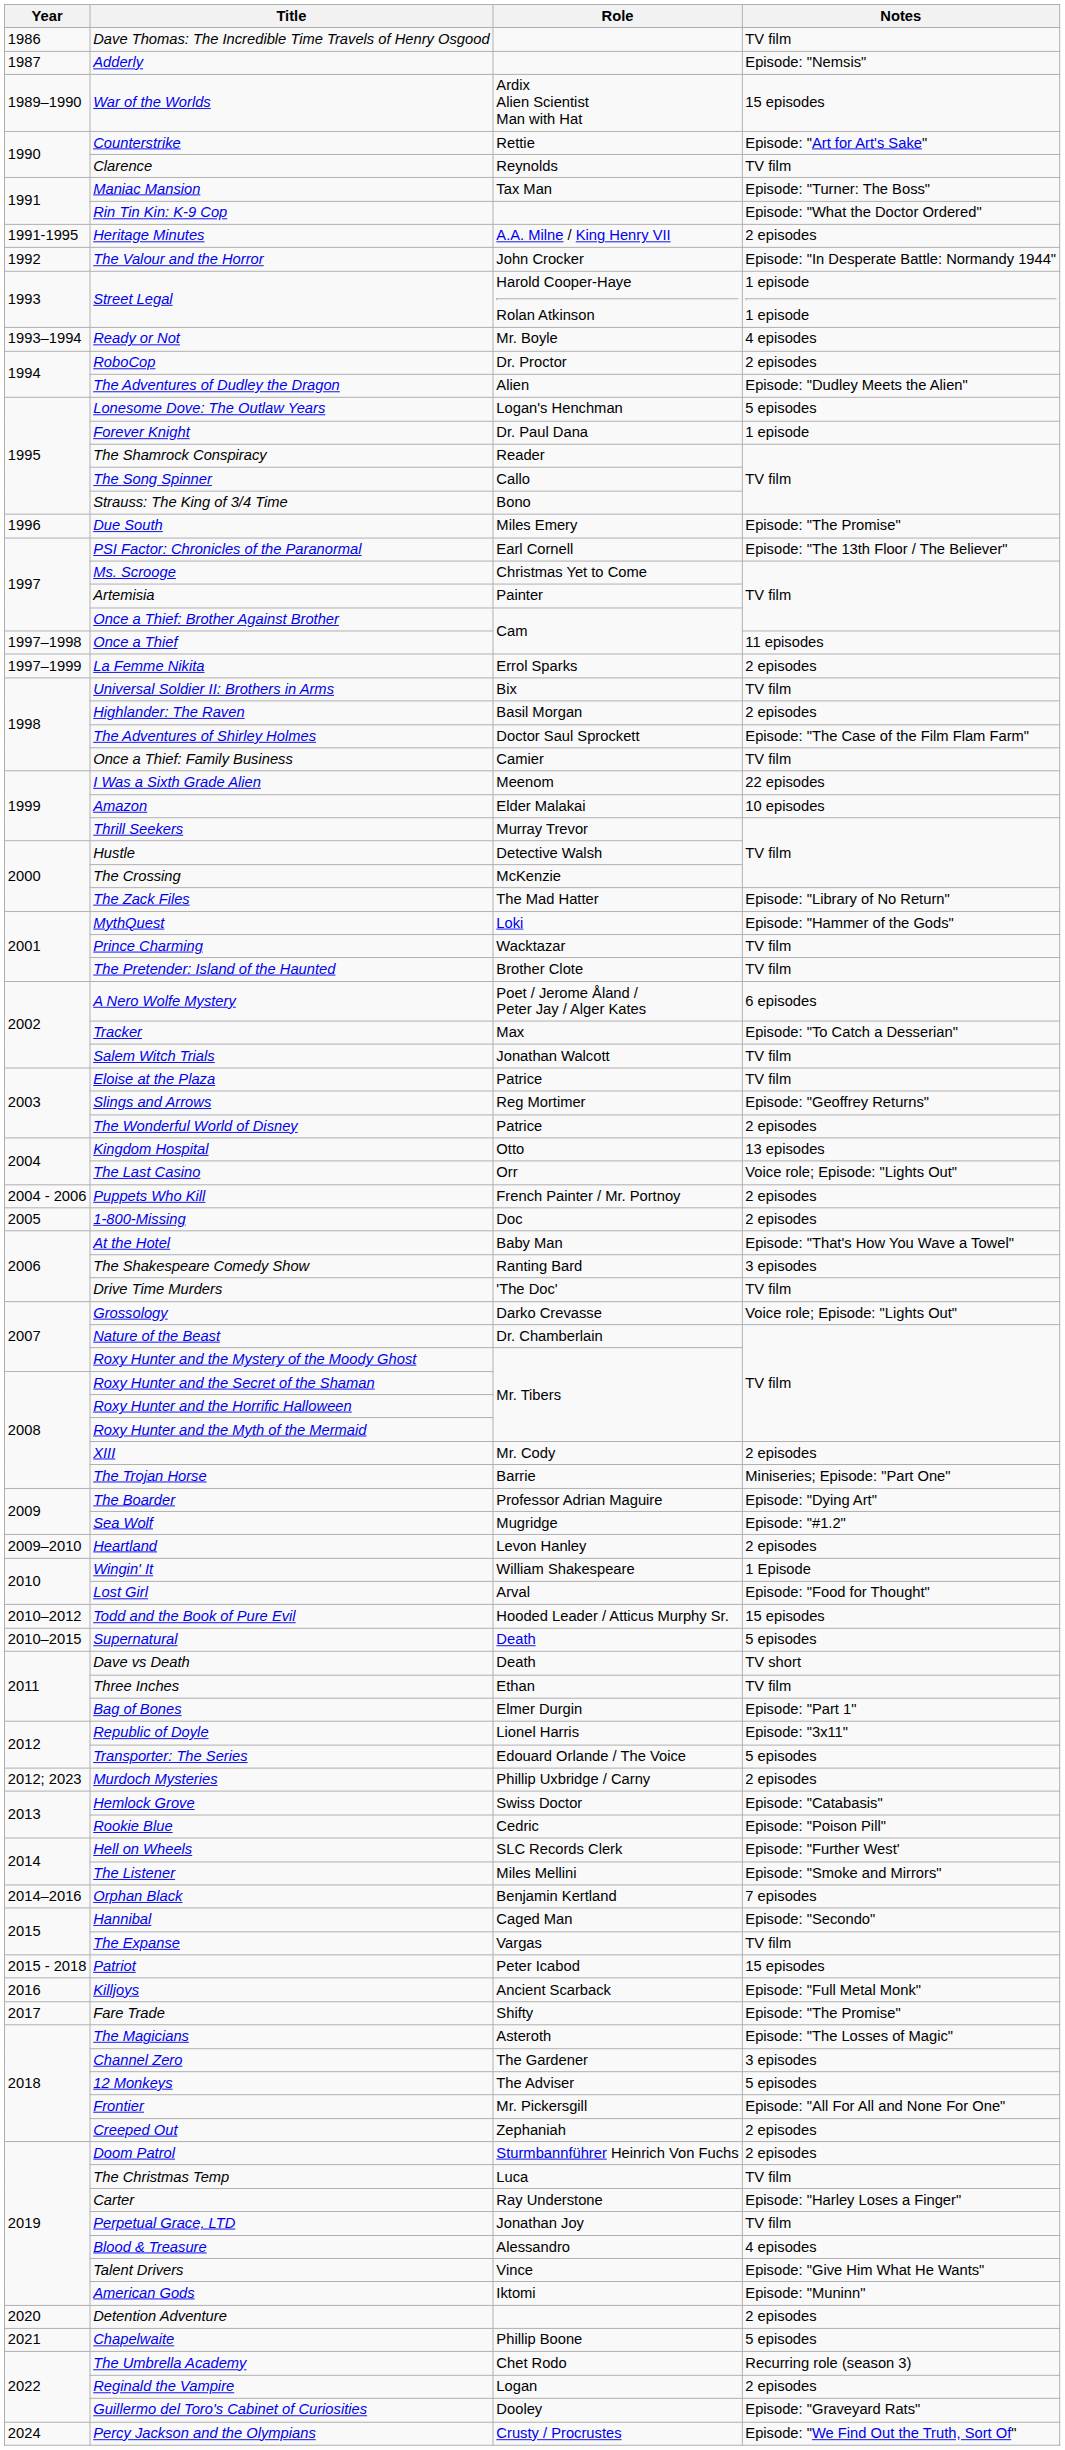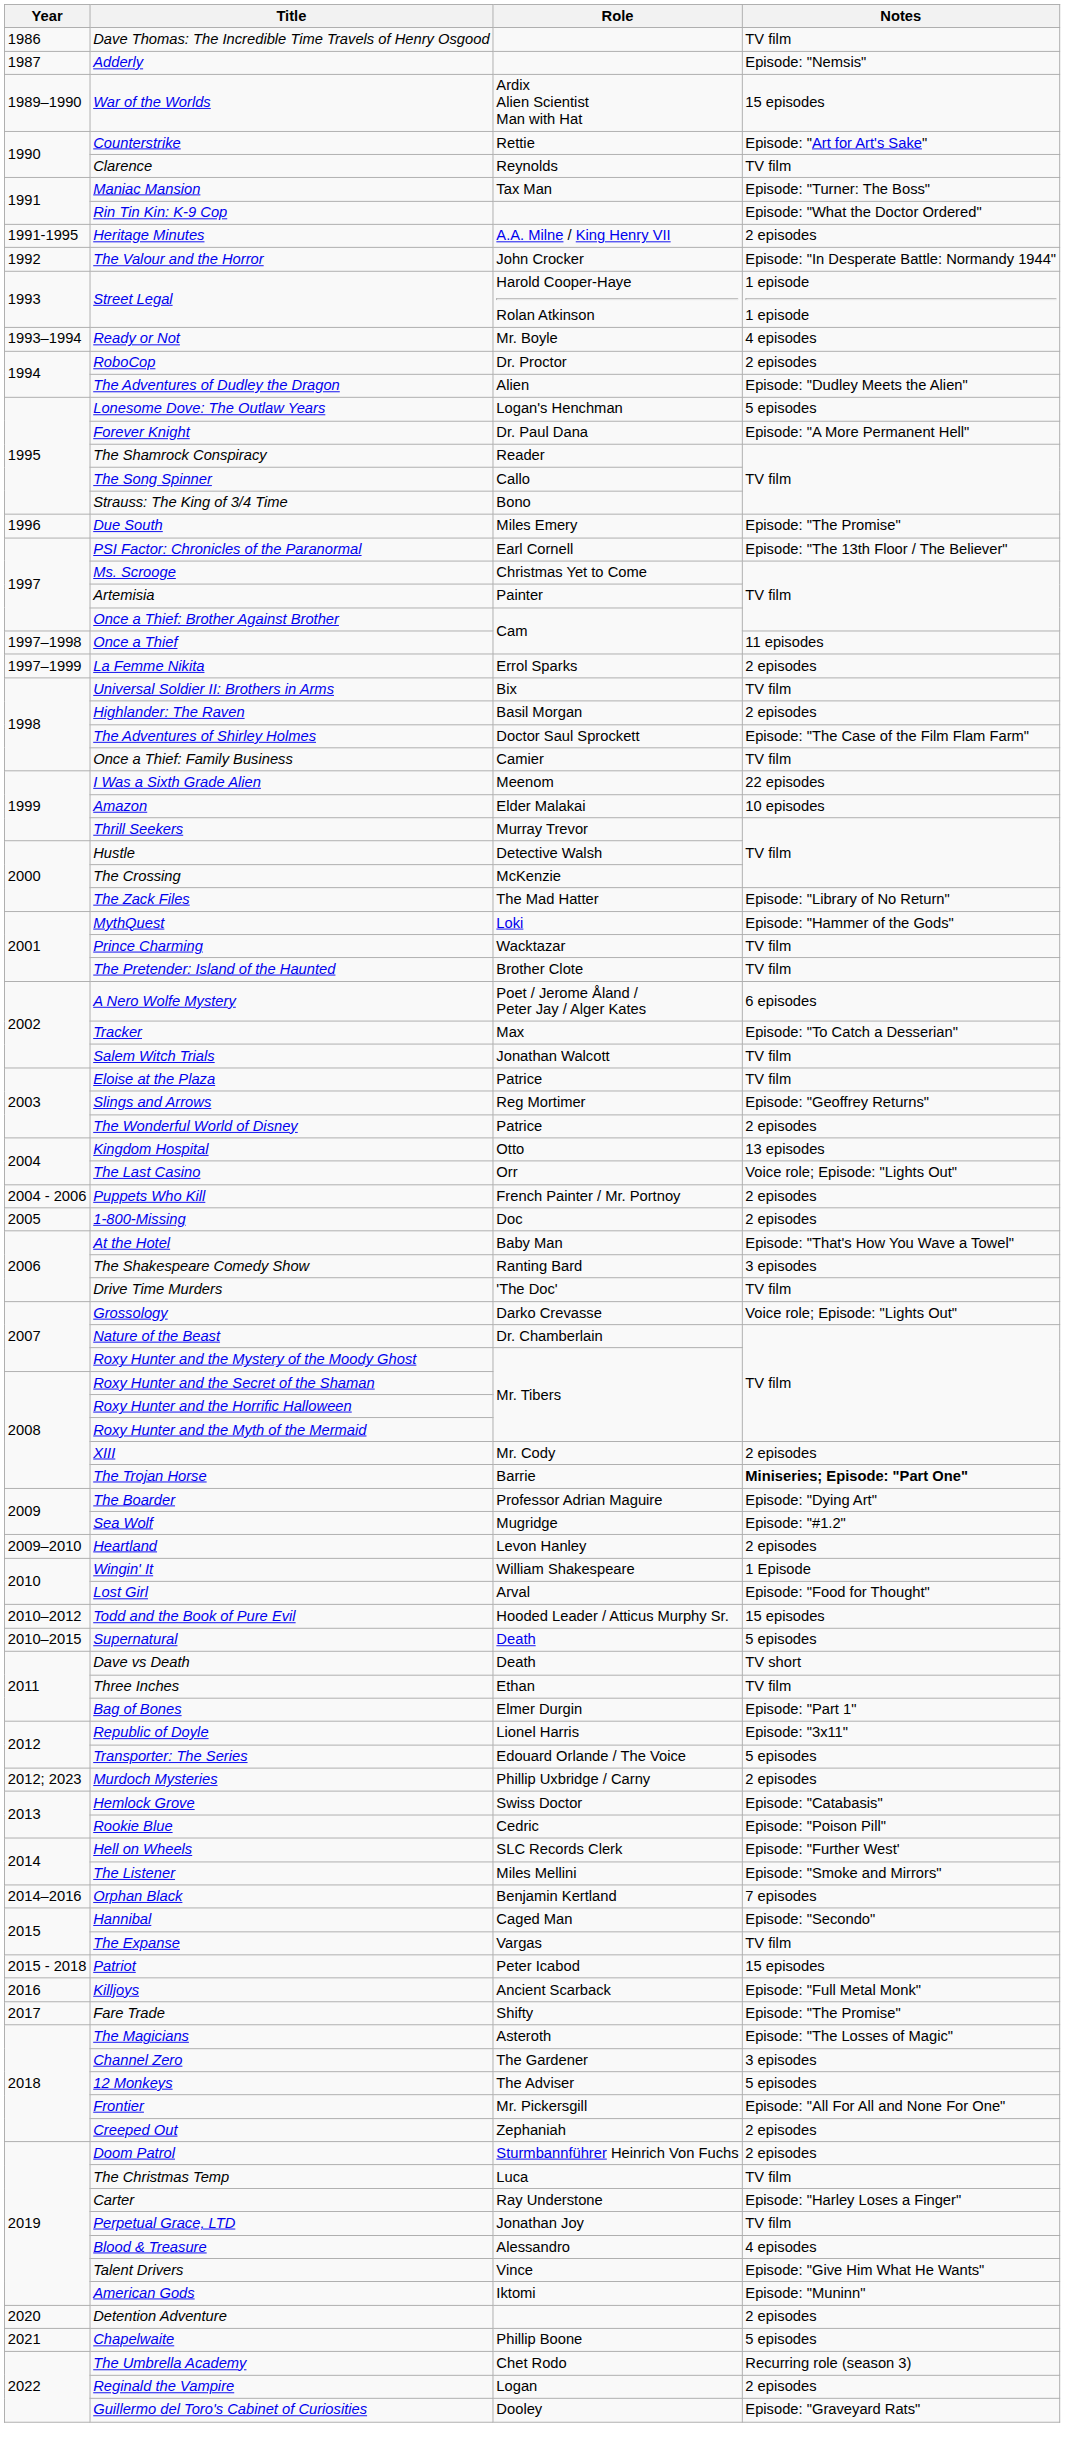(777, 432) 1 episode -> (857, 432) Episode: "A More Permanent Hell"
(848, 1476) normal -> (857, 1476) bold
- row: (204, 2433)
